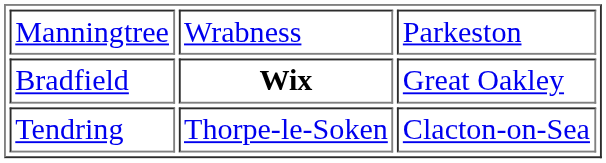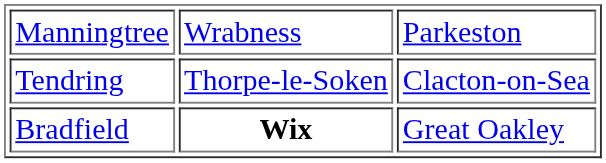rows swapped: (72, 80) <-> (69, 129)
